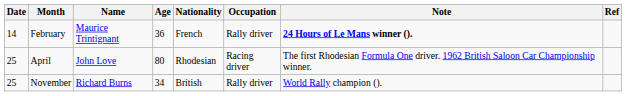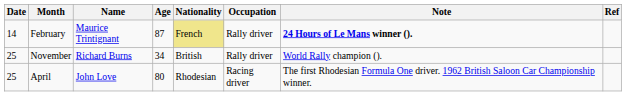(160, 33) 36 -> (160, 33) 87
(189, 33) no background -> (189, 33) khaki background
rows swapped: (41, 60) <-> (51, 82)
